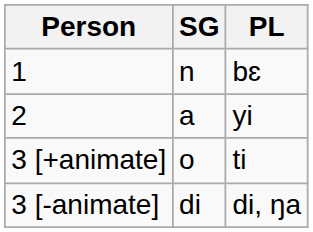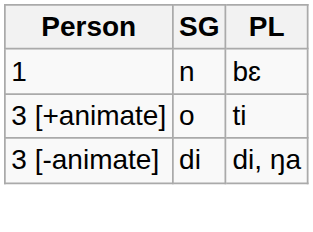- row: (19, 115)
